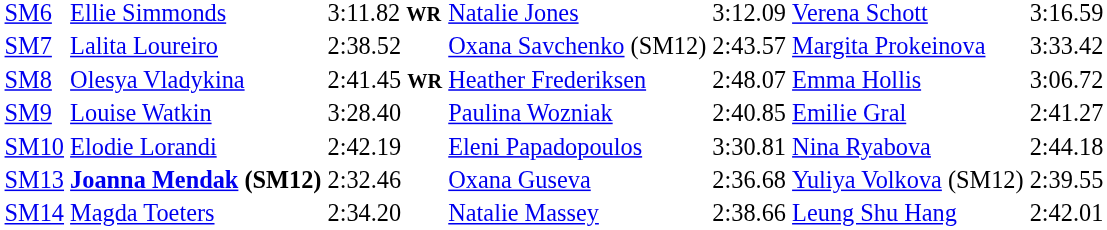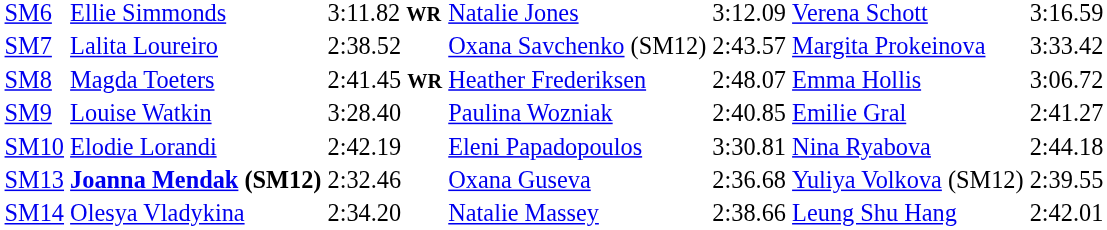(157, 79) Olesya Vladykina -> (142, 79) Magda Toeters
(142, 213) Magda Toeters -> (157, 213) Olesya Vladykina
